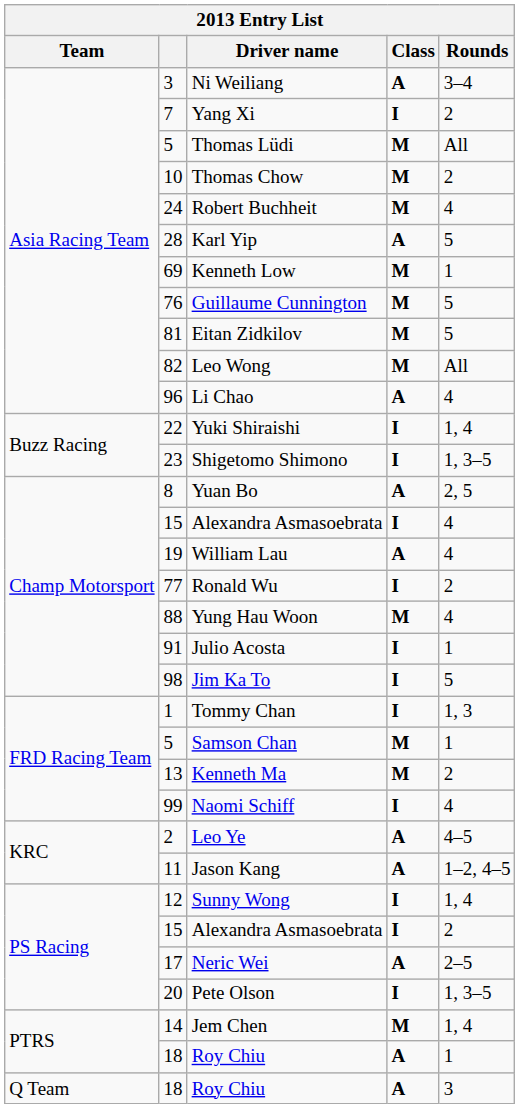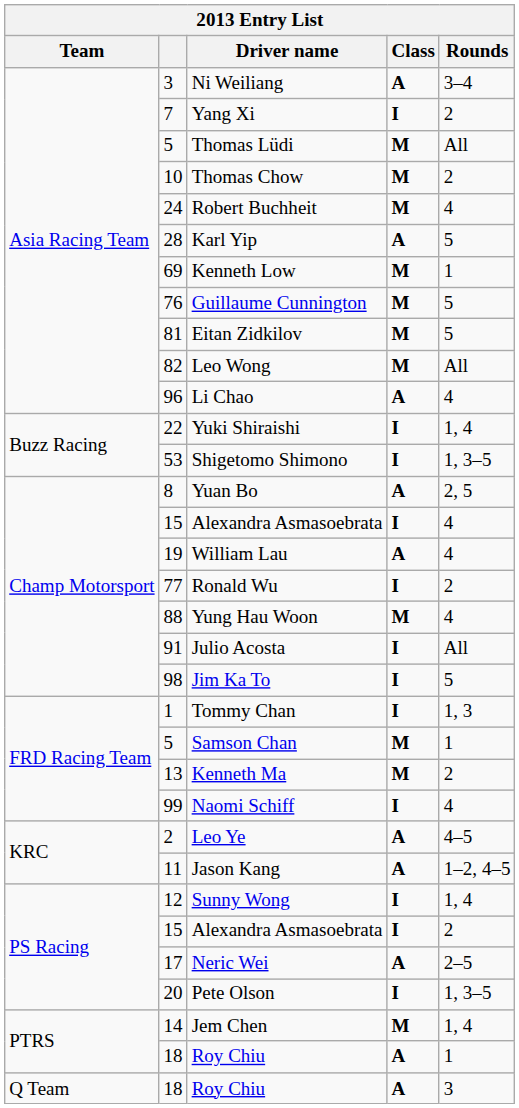(173, 459) 23 -> (173, 459) 53
(449, 648) 1 -> (456, 648) All
